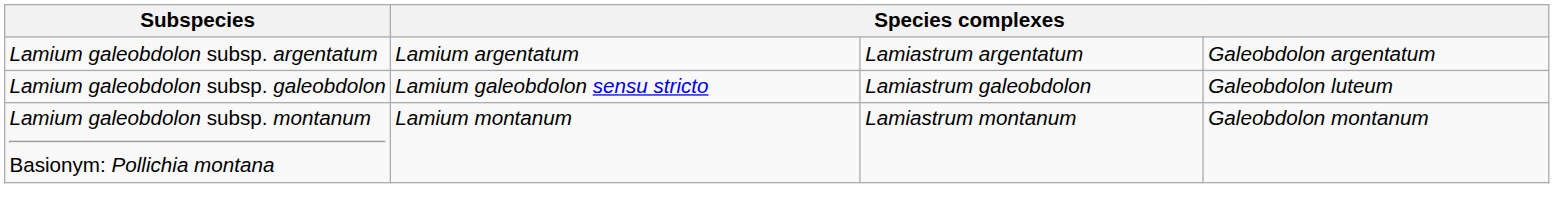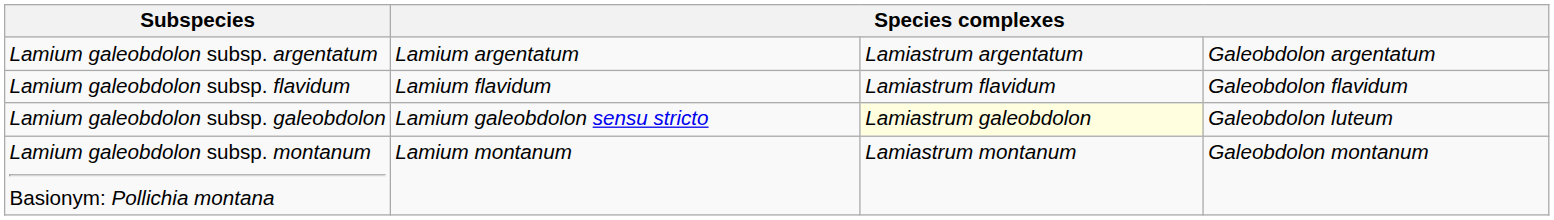+ row: (180, 86)
(978, 86) no background -> (978, 119) lightyellow background
